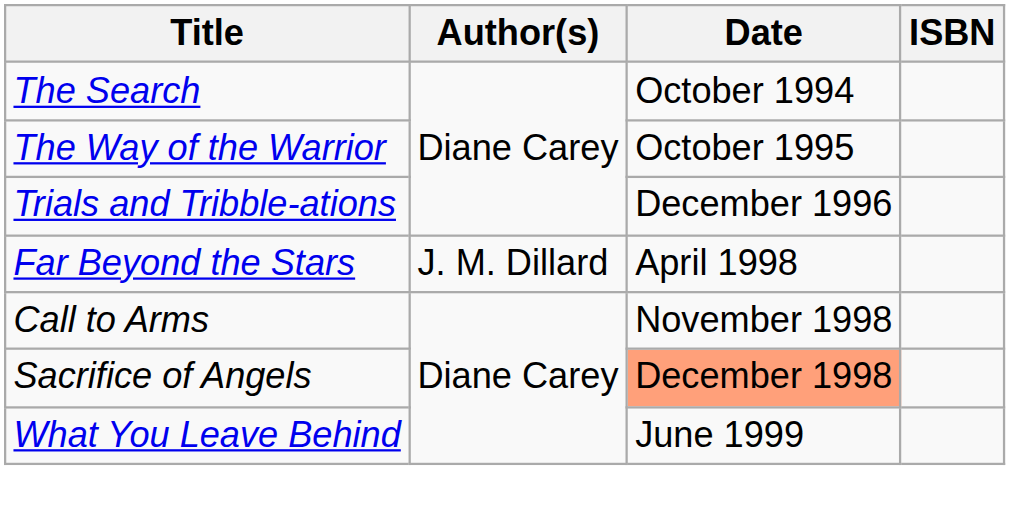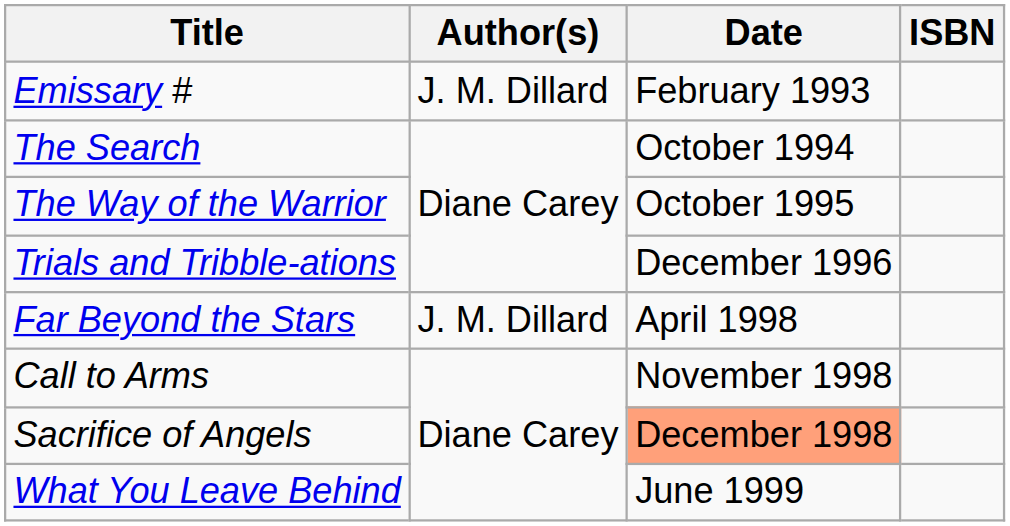+ row: (103, 90)
